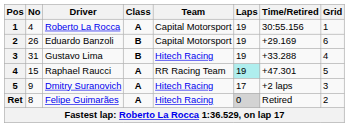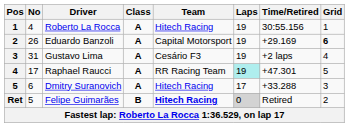(193, 27) Capital Motorsport -> (184, 27) Hitech Racing
(138, 42) B -> (138, 42) A
(326, 42) normal -> (326, 42) bold
(138, 56) B -> (138, 56) A
(184, 56) Hitech Racing -> (178, 56) Cesário F3
(279, 56) +33.288 -> (277, 56) +2 laps
(33, 71) 15 -> (33, 71) 17
(31, 86) 9 -> (31, 86) 6
(277, 86) +2 laps -> (279, 86) +33.288
(31, 101) 8 -> (31, 101) 5
(138, 101) A -> (138, 101) B
(184, 101) normal -> (186, 101) bold
